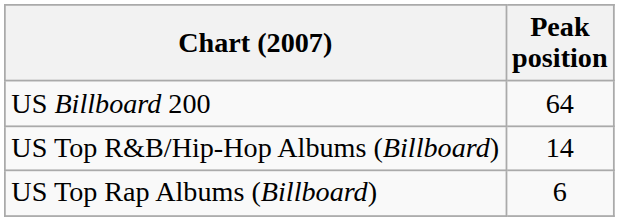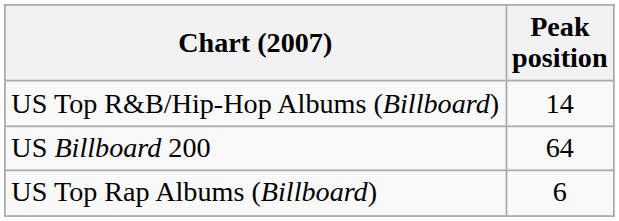rows swapped: (111, 103) <-> (255, 147)
